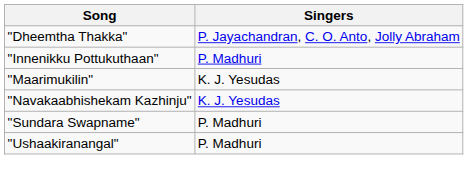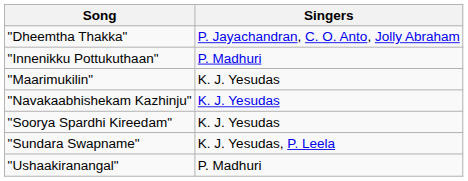+ row: (90, 122)
(230, 122) P. Madhuri -> (266, 144) K. J. Yesudas, P. Leela
